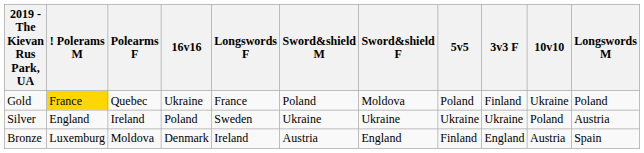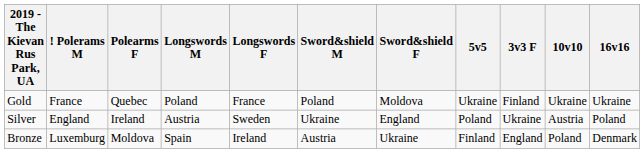columns swapped: (606, 47) <-> (186, 47)
(66, 100) gold background -> (66, 100) no background
(457, 100) Poland -> (478, 100) Ukraine
(381, 119) Ukraine -> (399, 119) England
(460, 119) Ukraine -> (475, 119) Poland
(547, 119) Poland -> (566, 119) Austria
(381, 138) England -> (399, 138) Ukraine
(548, 138) Austria -> (565, 138) Poland
